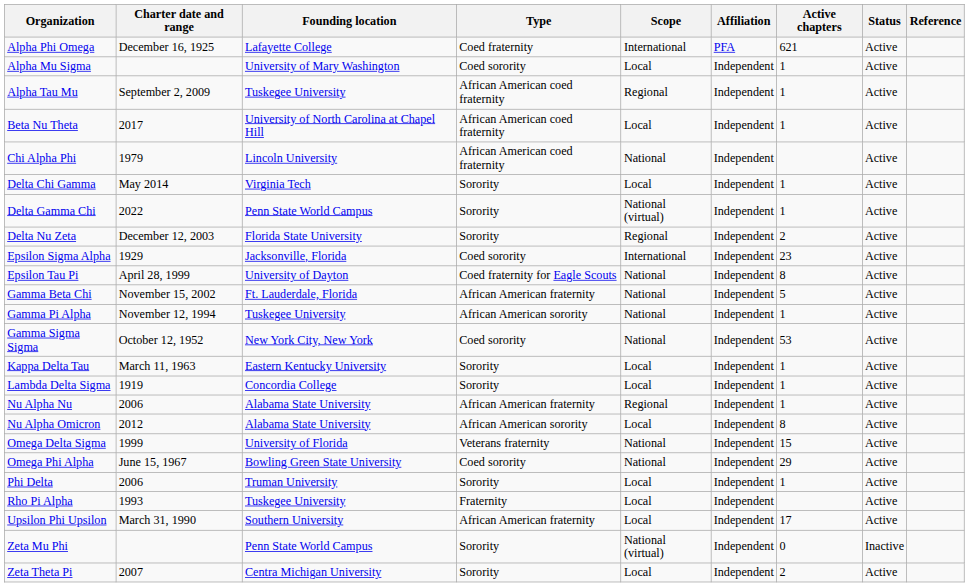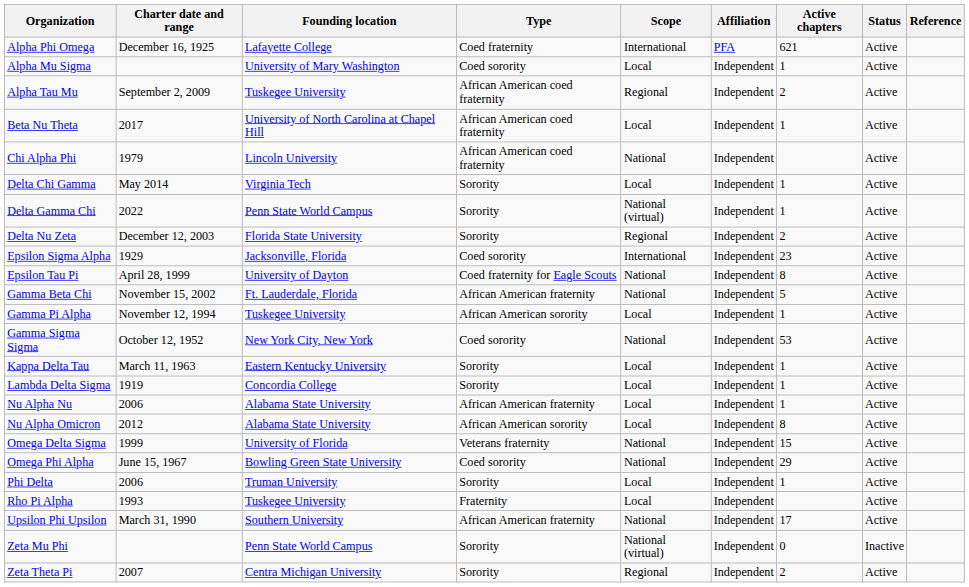(782, 92) 1 -> (782, 92) 2
(645, 313) National -> (638, 313) Local
(646, 404) Regional -> (638, 404) Local
(638, 520) Local -> (645, 520) National
(638, 572) Local -> (646, 572) Regional
